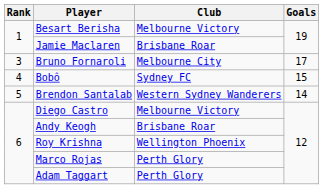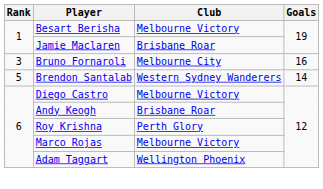(301, 61) 17 -> (301, 61) 16
- row: (48, 78)
(191, 143) Wellington Phoenix -> (170, 127) Perth Glory
(170, 159) Perth Glory -> (188, 143) Melbourne Victory
(170, 176) Perth Glory -> (191, 159) Wellington Phoenix
